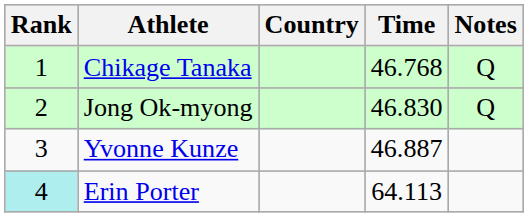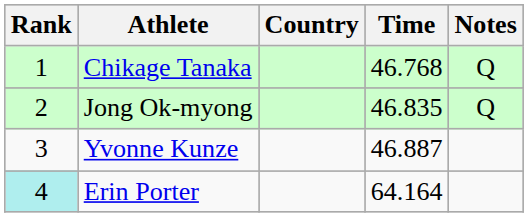(407, 107) 46.830 -> (407, 107) 46.835
(407, 190) 64.113 -> (407, 190) 64.164
